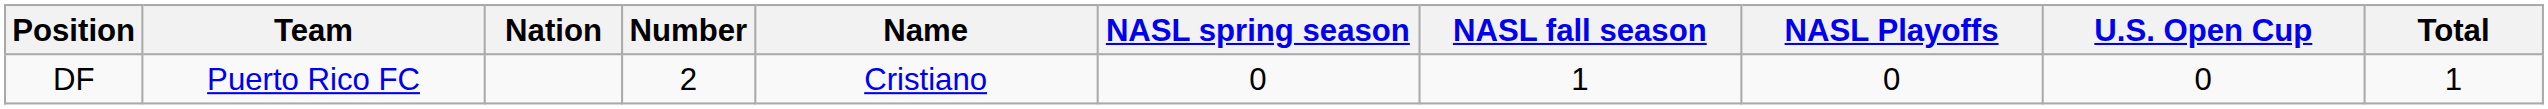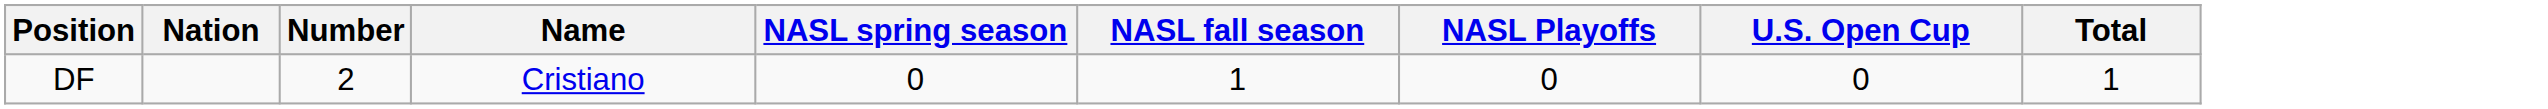- column: (314, 30)
